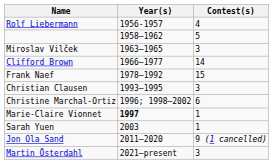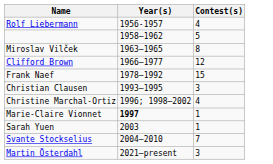(198, 50) 3 -> (198, 50) 8
(200, 62) 14 -> (200, 62) 12
(198, 101) 6 -> (198, 101) 4
+ row: (49, 140)
- row: (35, 140)
